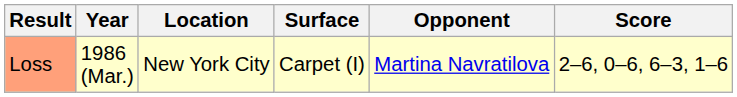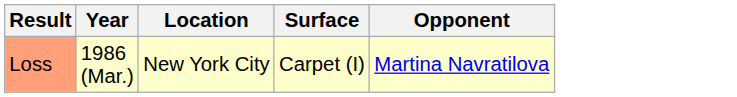- column: (643, 20)
